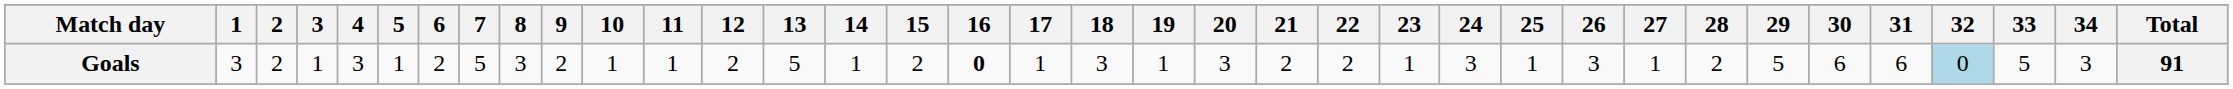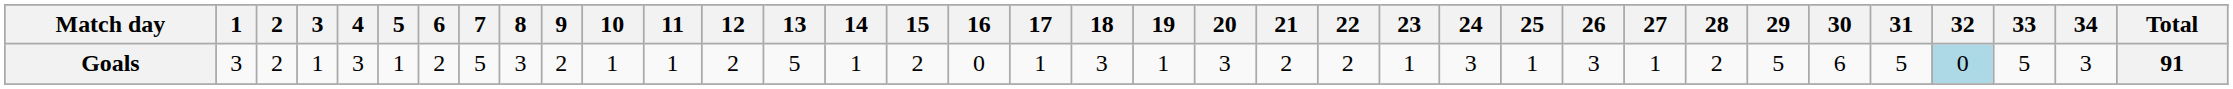(979, 63) bold -> (979, 63) normal
(1901, 63) 6 -> (1901, 63) 5
